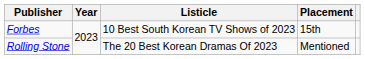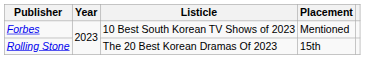(310, 29) 15th -> (325, 29) Mentioned
(325, 46) Mentioned -> (310, 46) 15th
